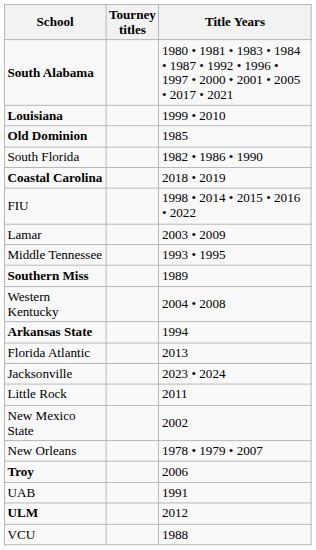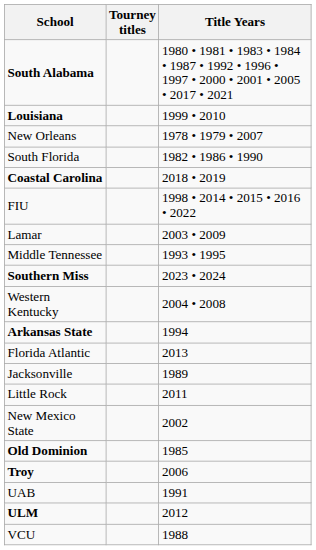rows swapped: (42, 451) <-> (47, 136)
(175, 275) 1989 -> (194, 275) 2023 • 2024
(194, 373) 2023 • 2024 -> (175, 373) 1989
